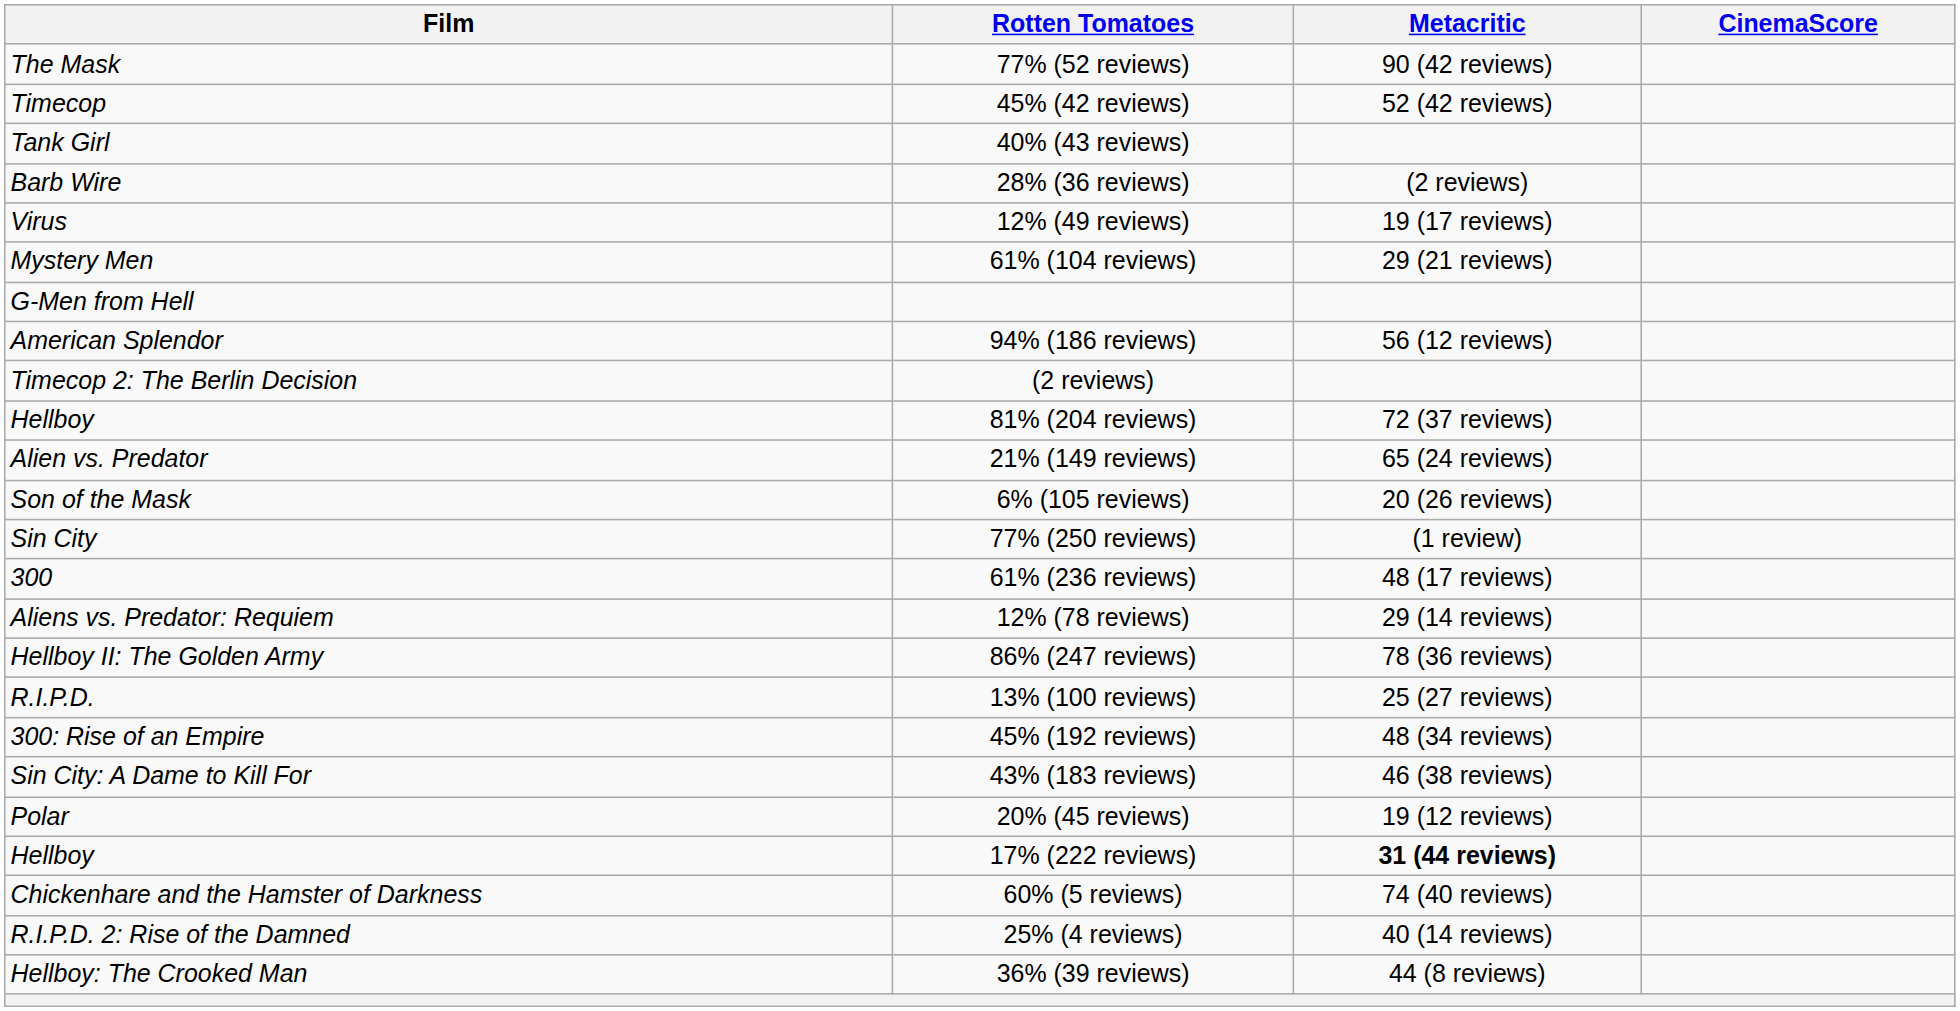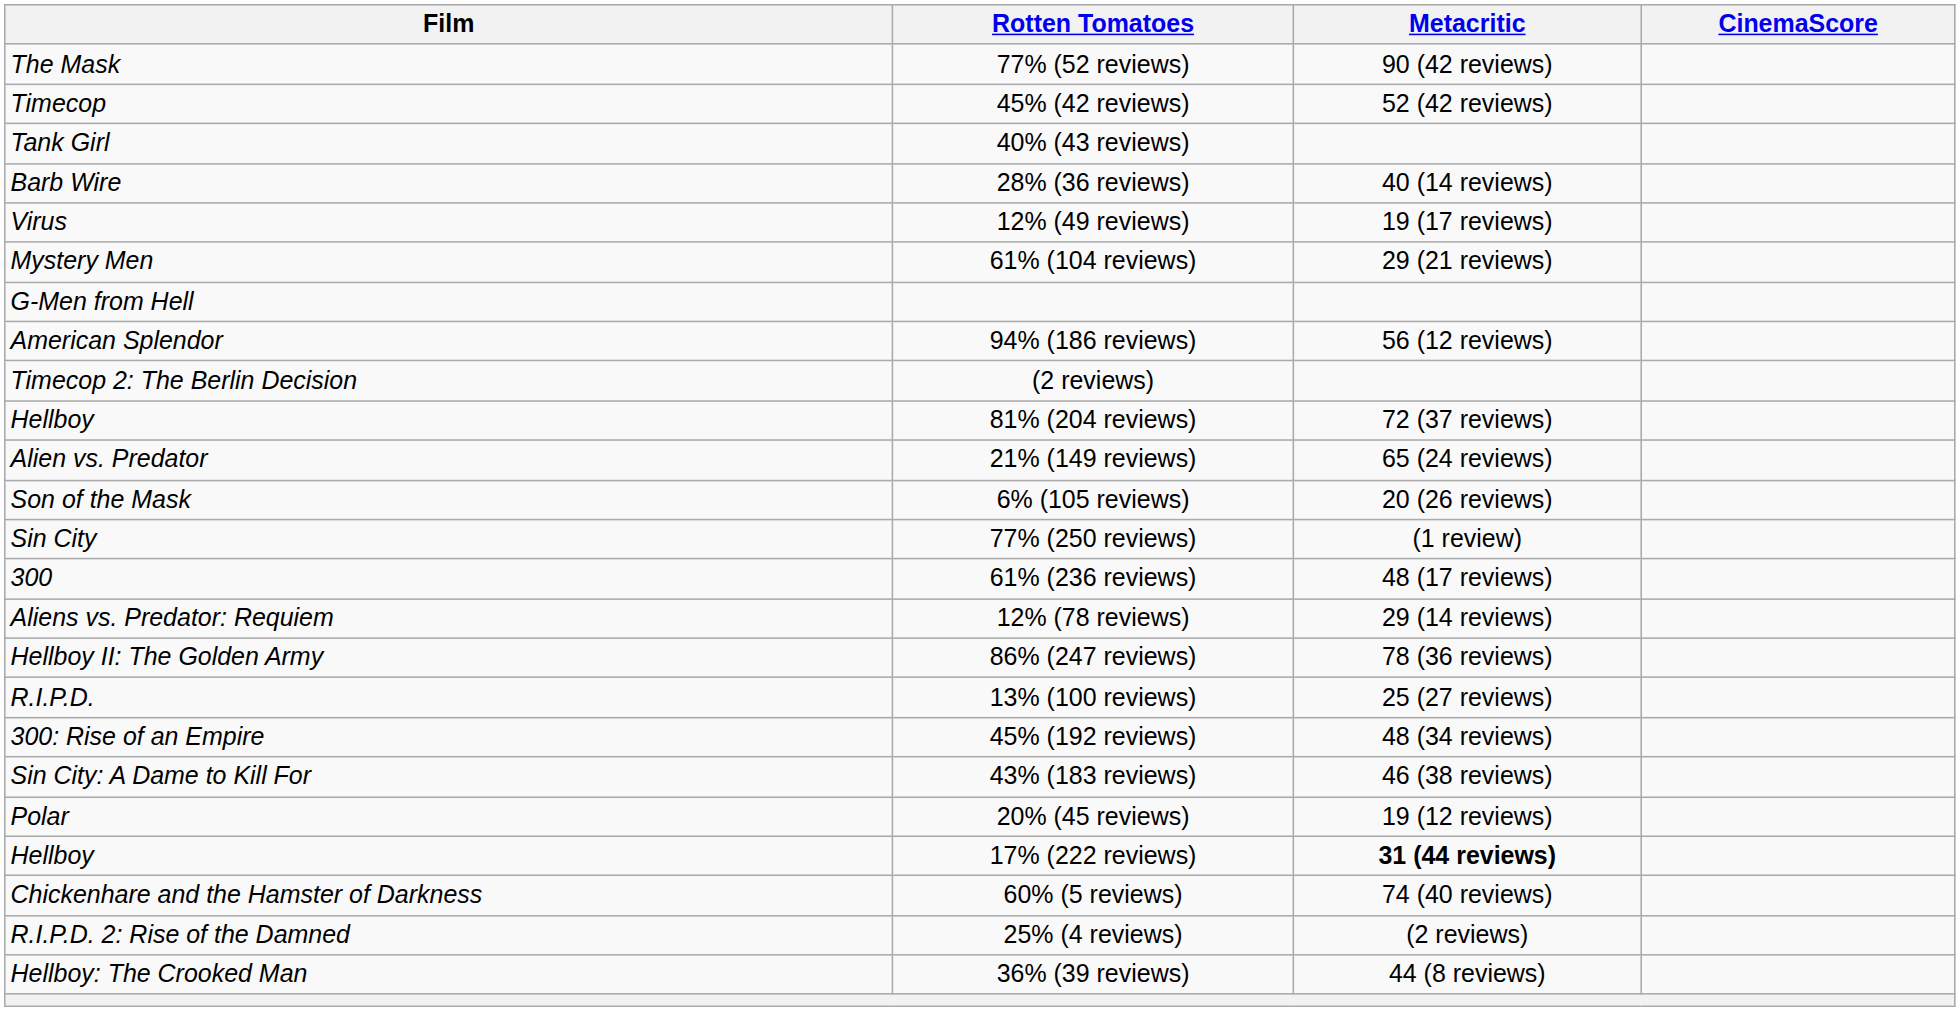(1467, 182) (2 reviews) -> (1467, 182) 40 (14 reviews)
(1467, 934) 40 (14 reviews) -> (1467, 934) (2 reviews)
